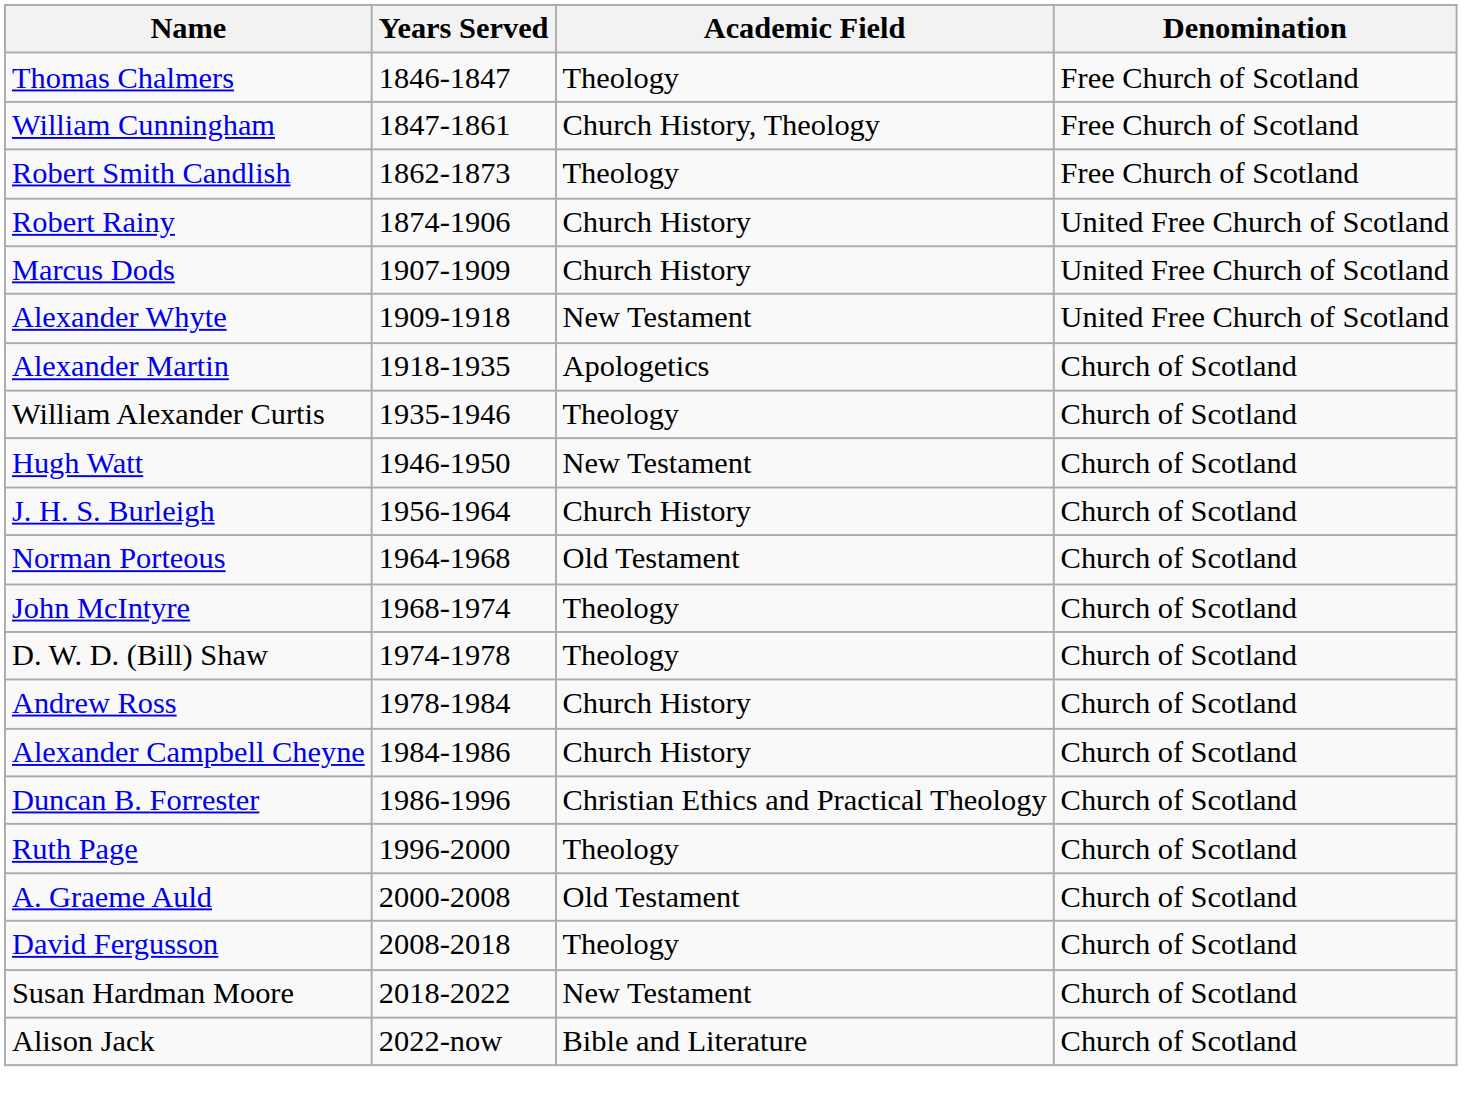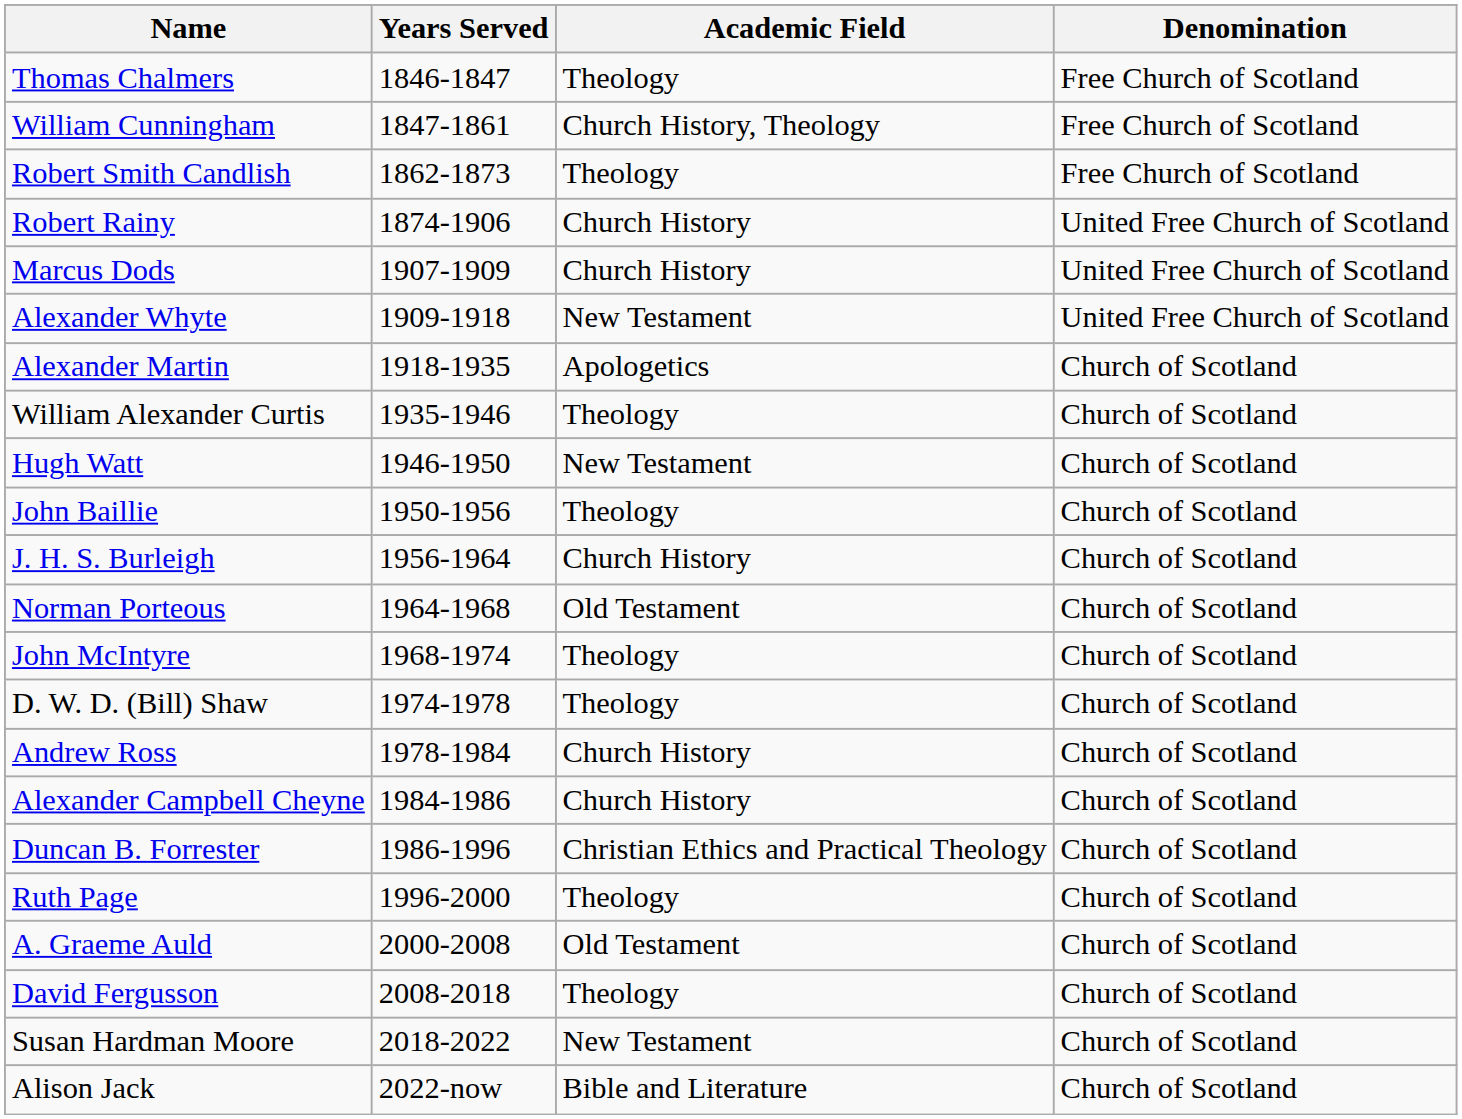+ row: (85, 510)
